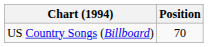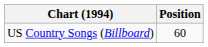(180, 33) 70 -> (180, 33) 60
